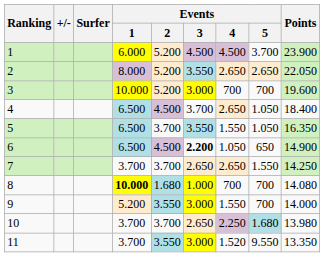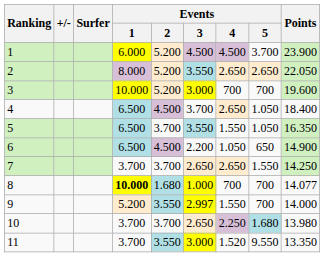(200, 147) bold -> (200, 147) normal
(300, 185) 14.080 -> (300, 185) 14.077
(200, 204) 3.000 -> (200, 204) 2.997
